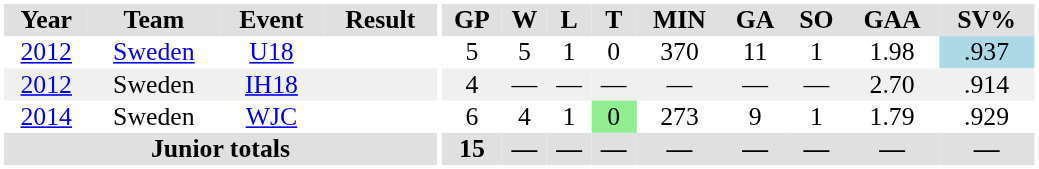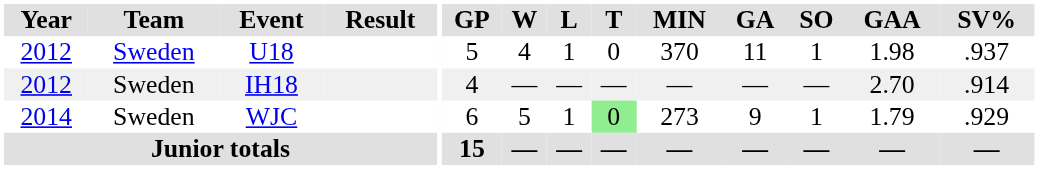(524, 51) 5 -> (524, 51) 4
(987, 51) lightblue background -> (987, 51) no background
(524, 116) 4 -> (524, 116) 5
